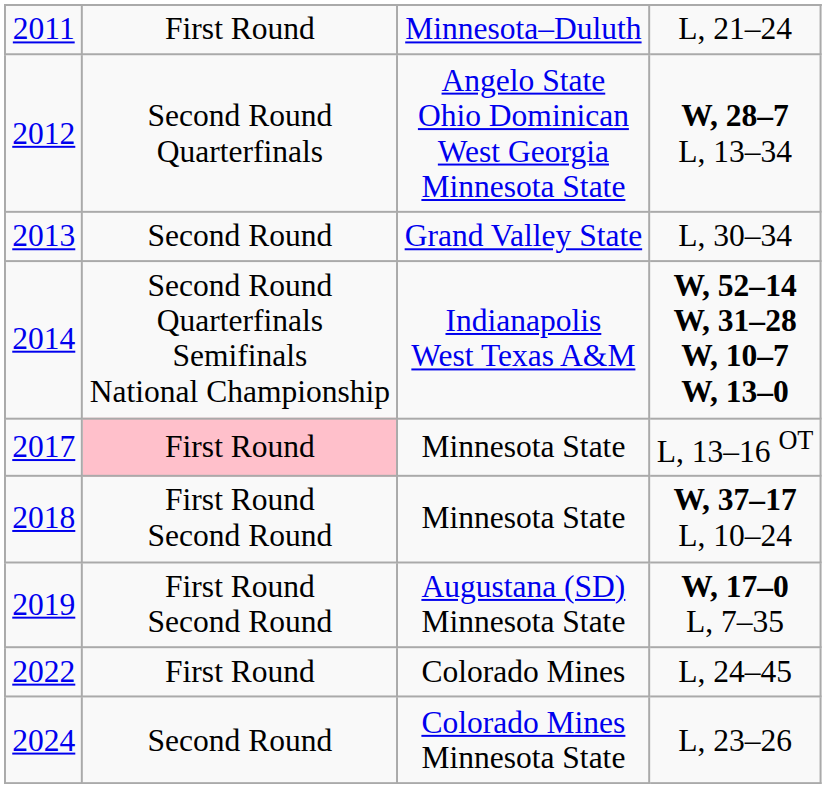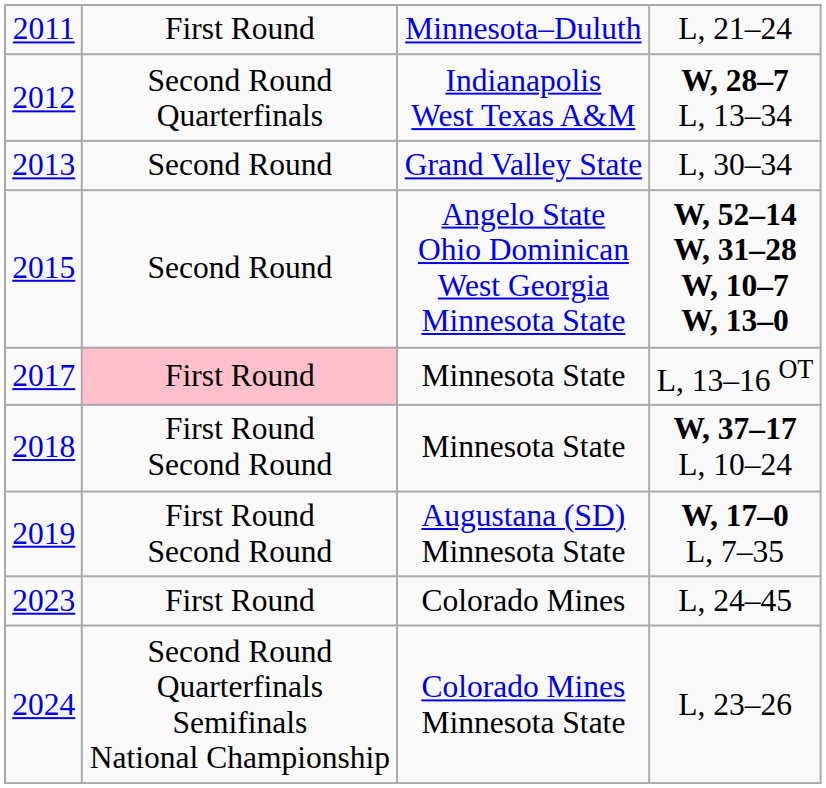(523, 132) Angelo State Ohio Dominican West Georgia Minnesota State -> (523, 97) Indianapolis West Texas A&M
(44, 339) 2014 -> (44, 268) 2015
(240, 339) Second Round Quarterfinals Semifinals National Championship -> (240, 268) Second Round
(523, 339) Indianapolis West Texas A&M -> (523, 268) Angelo State Ohio Dominican West Georgia Minnesota State
(44, 671) 2022 -> (44, 600) 2023
(240, 739) Second Round -> (240, 703) Second Round Quarterfinals Semifinals National Championship
